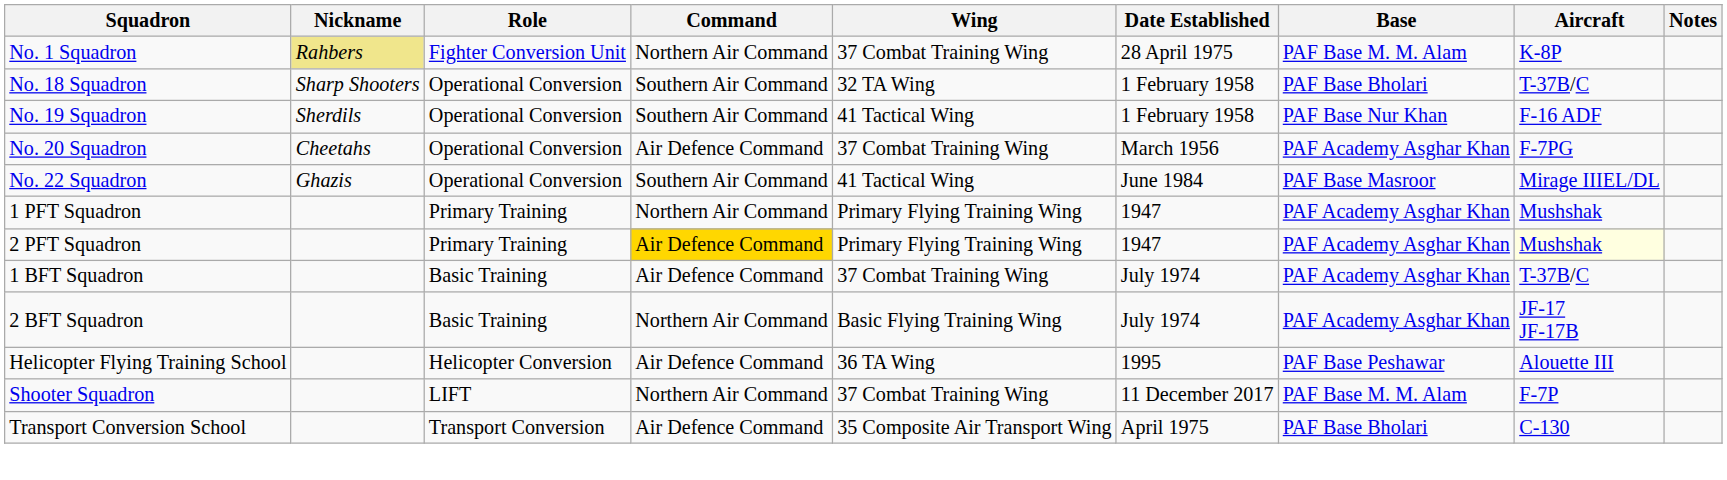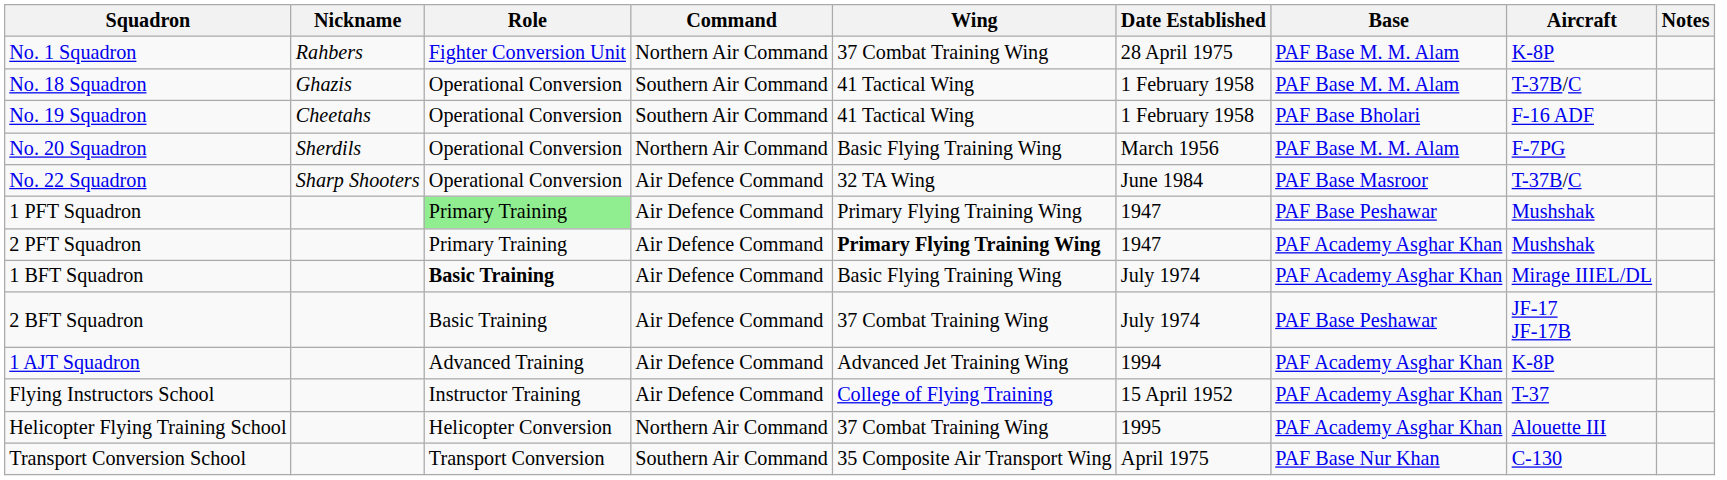(329, 52) khaki background -> (329, 52) no background
(358, 84) Sharp Shooters -> (324, 84) Ghazis
(886, 84) 32 TA Wing -> (906, 84) 41 Tactical Wing
(1355, 84) PAF Base Bholari -> (1367, 84) PAF Base M. M. Alam
(328, 116) Sherdils -> (333, 116) Cheetahs
(1365, 116) PAF Base Nur Khan -> (1348, 116) PAF Base Bholari
(333, 148) Cheetahs -> (328, 148) Sherdils
(729, 148) Air Defence Command -> (732, 148) Northern Air Command
(943, 148) 37 Combat Training Wing -> (949, 148) Basic Flying Training Wing
(1396, 148) PAF Academy Asghar Khan -> (1367, 148) PAF Base M. M. Alam
(324, 180) Ghazis -> (358, 180) Sharp Shooters
(732, 180) Southern Air Command -> (729, 180) Air Defence Command
(906, 180) 41 Tactical Wing -> (886, 180) 32 TA Wing
(1589, 180) Mirage IIIEL/DL -> (1547, 180) T-37B/C
(498, 212) no background -> (498, 212) lightgreen background
(732, 212) Northern Air Command -> (729, 212) Air Defence Command
(1396, 212) PAF Academy Asghar Khan -> (1356, 212) PAF Base Peshawar
(729, 244) gold background -> (729, 244) no background
(960, 244) normal -> (969, 244) bold
(1561, 244) lightyellow background -> (1553, 244) no background
(488, 276) normal -> (491, 276) bold
(943, 276) 37 Combat Training Wing -> (949, 276) Basic Flying Training Wing
(1554, 276) T-37B/C -> (1582, 276) Mirage IIIEL/DL
(732, 319) Northern Air Command -> (729, 319) Air Defence Command
(949, 319) Basic Flying Training Wing -> (943, 319) 37 Combat Training Wing
(1396, 319) PAF Academy Asghar Khan -> (1356, 319) PAF Base Peshawar
+ row: (75, 362)
+ row: (112, 394)
(729, 362) Air Defence Command -> (732, 426) Northern Air Command
(886, 362) 36 TA Wing -> (943, 426) 37 Combat Training Wing
(1364, 362) PAF Base Peshawar -> (1389, 426) PAF Academy Asghar Khan
- row: (82, 394)
(729, 426) Air Defence Command -> (732, 458) Southern Air Command
(1355, 426) PAF Base Bholari -> (1357, 458) PAF Base Nur Khan
